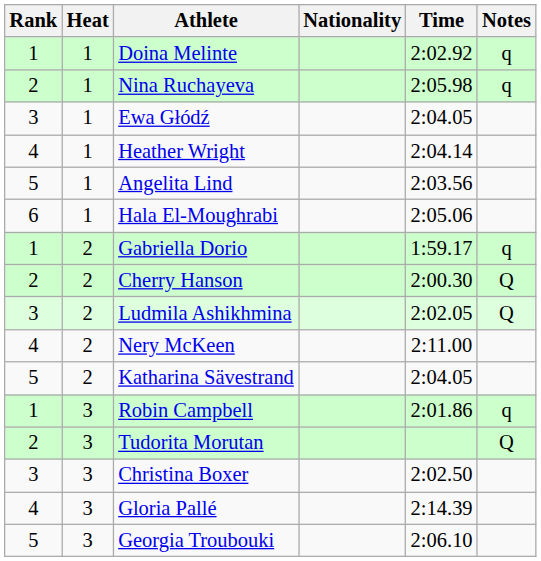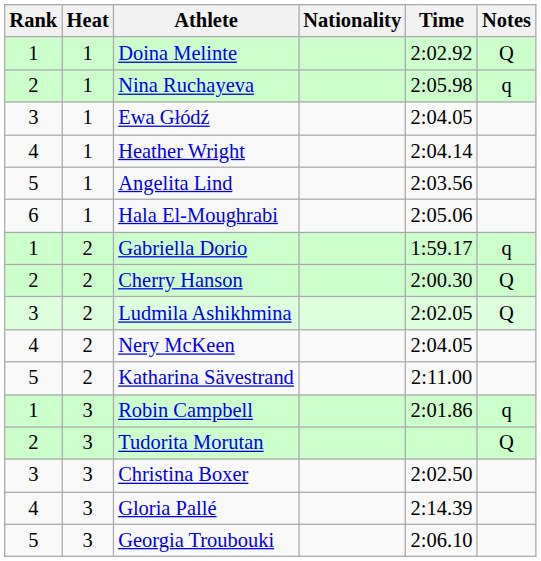(507, 53) q -> (507, 53) Q
(442, 345) 2:11.00 -> (442, 345) 2:04.05
(442, 378) 2:04.05 -> (442, 378) 2:11.00
